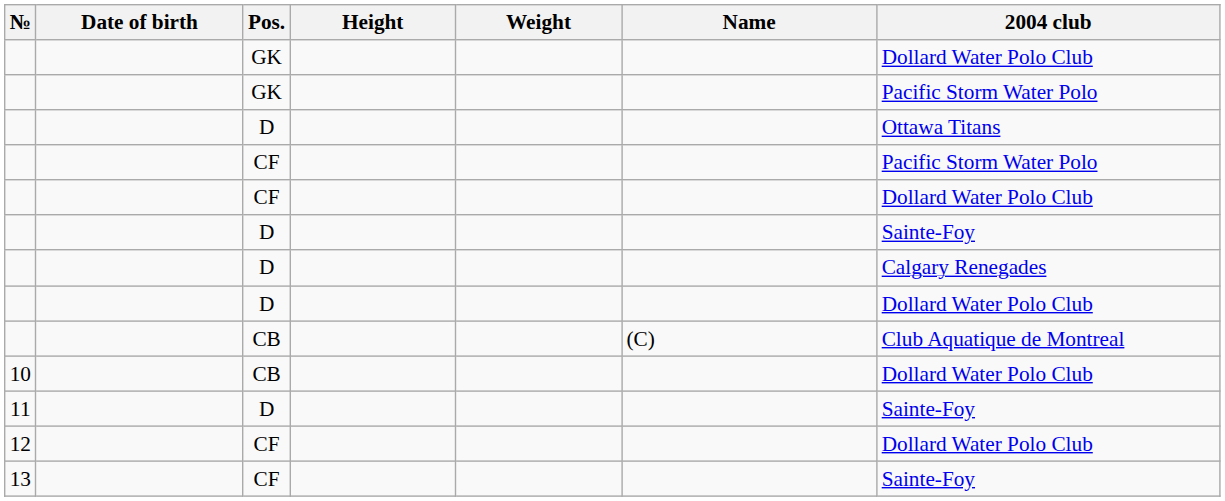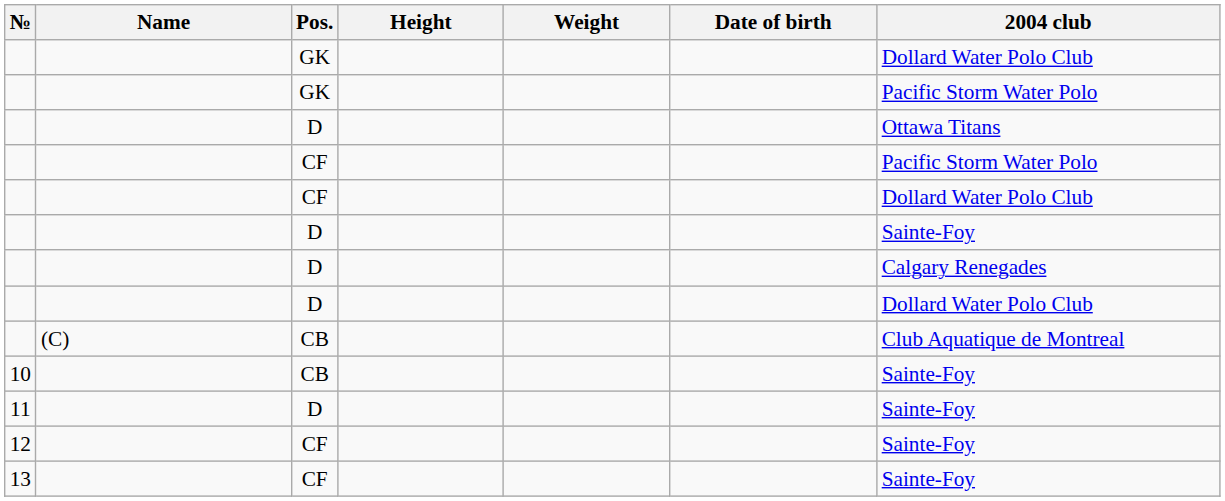columns swapped: (749, 22) <-> (139, 22)
(987, 373) Dollard Water Polo Club -> (928, 373) Sainte-Foy
(987, 443) Dollard Water Polo Club -> (928, 443) Sainte-Foy
